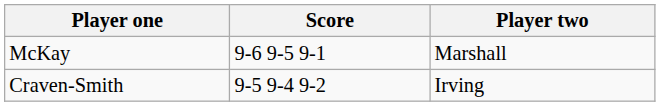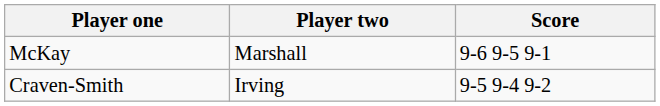columns swapped: (542, 20) <-> (330, 20)
